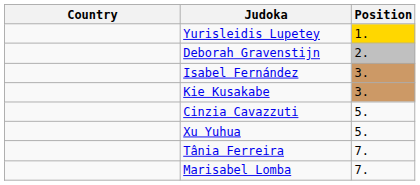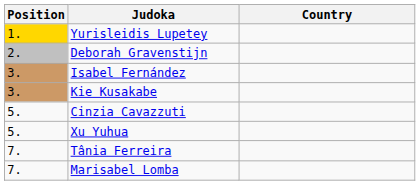columns swapped: (383, 14) <-> (92, 14)
